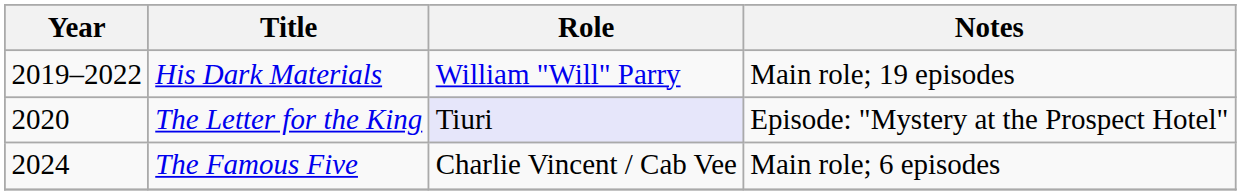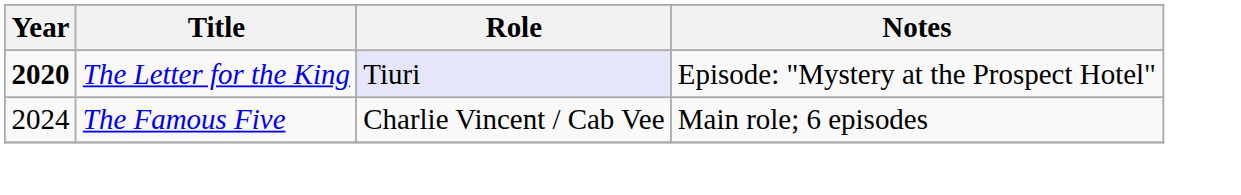- row: (269, 73)
(41, 119) normal -> (41, 73) bold
